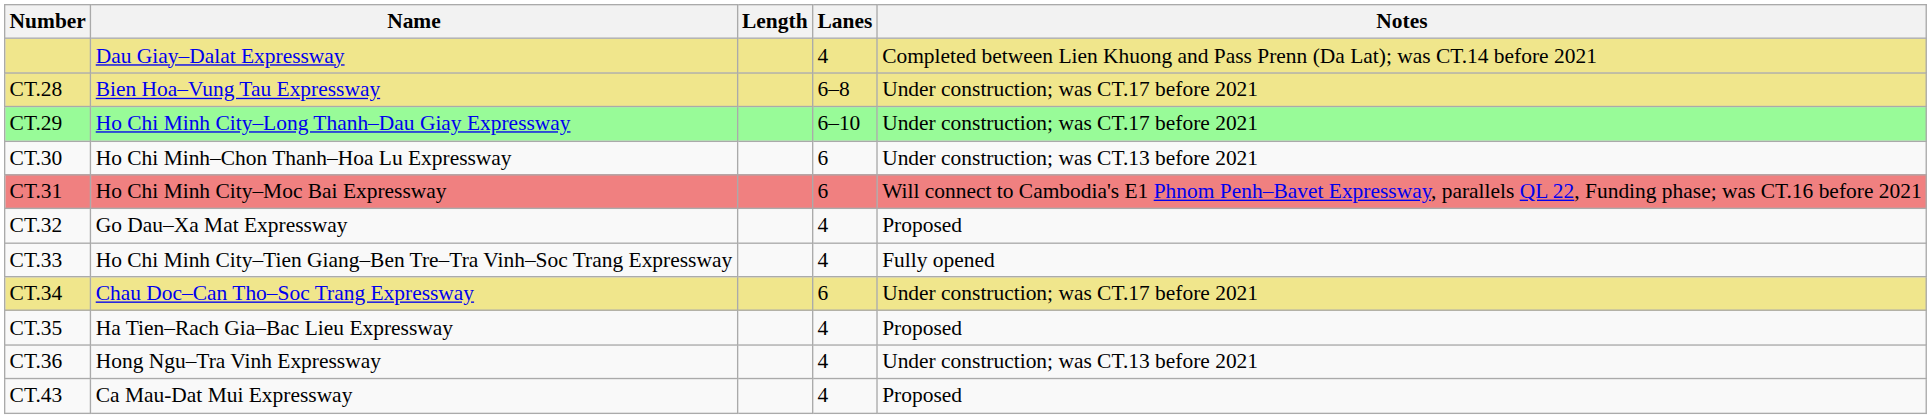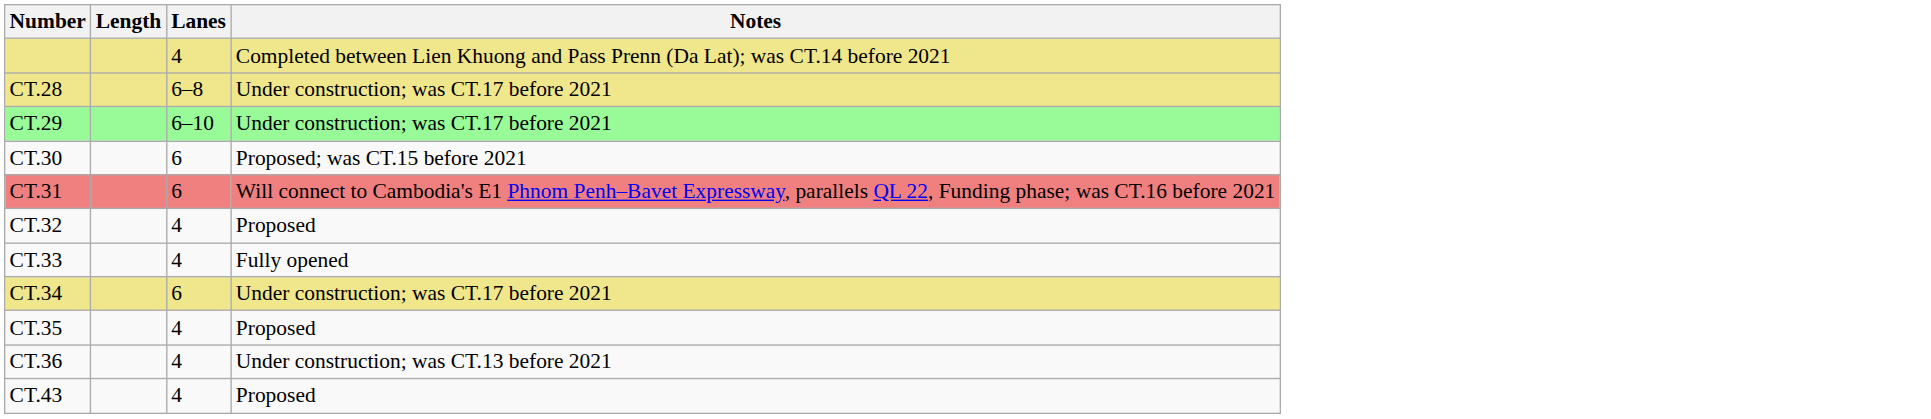- column: (414, 21)
(1070, 157) Under construction; was CT.13 before 2021 -> (381, 157) Proposed; was CT.15 before 2021
